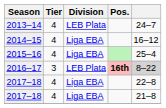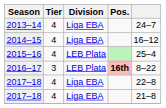(86, 25) LEB Plata -> (85, 25) Liga EBA
(85, 53) Liga EBA -> (86, 53) LEB Plata
(146, 68) lightgrey background -> (146, 68) no background
